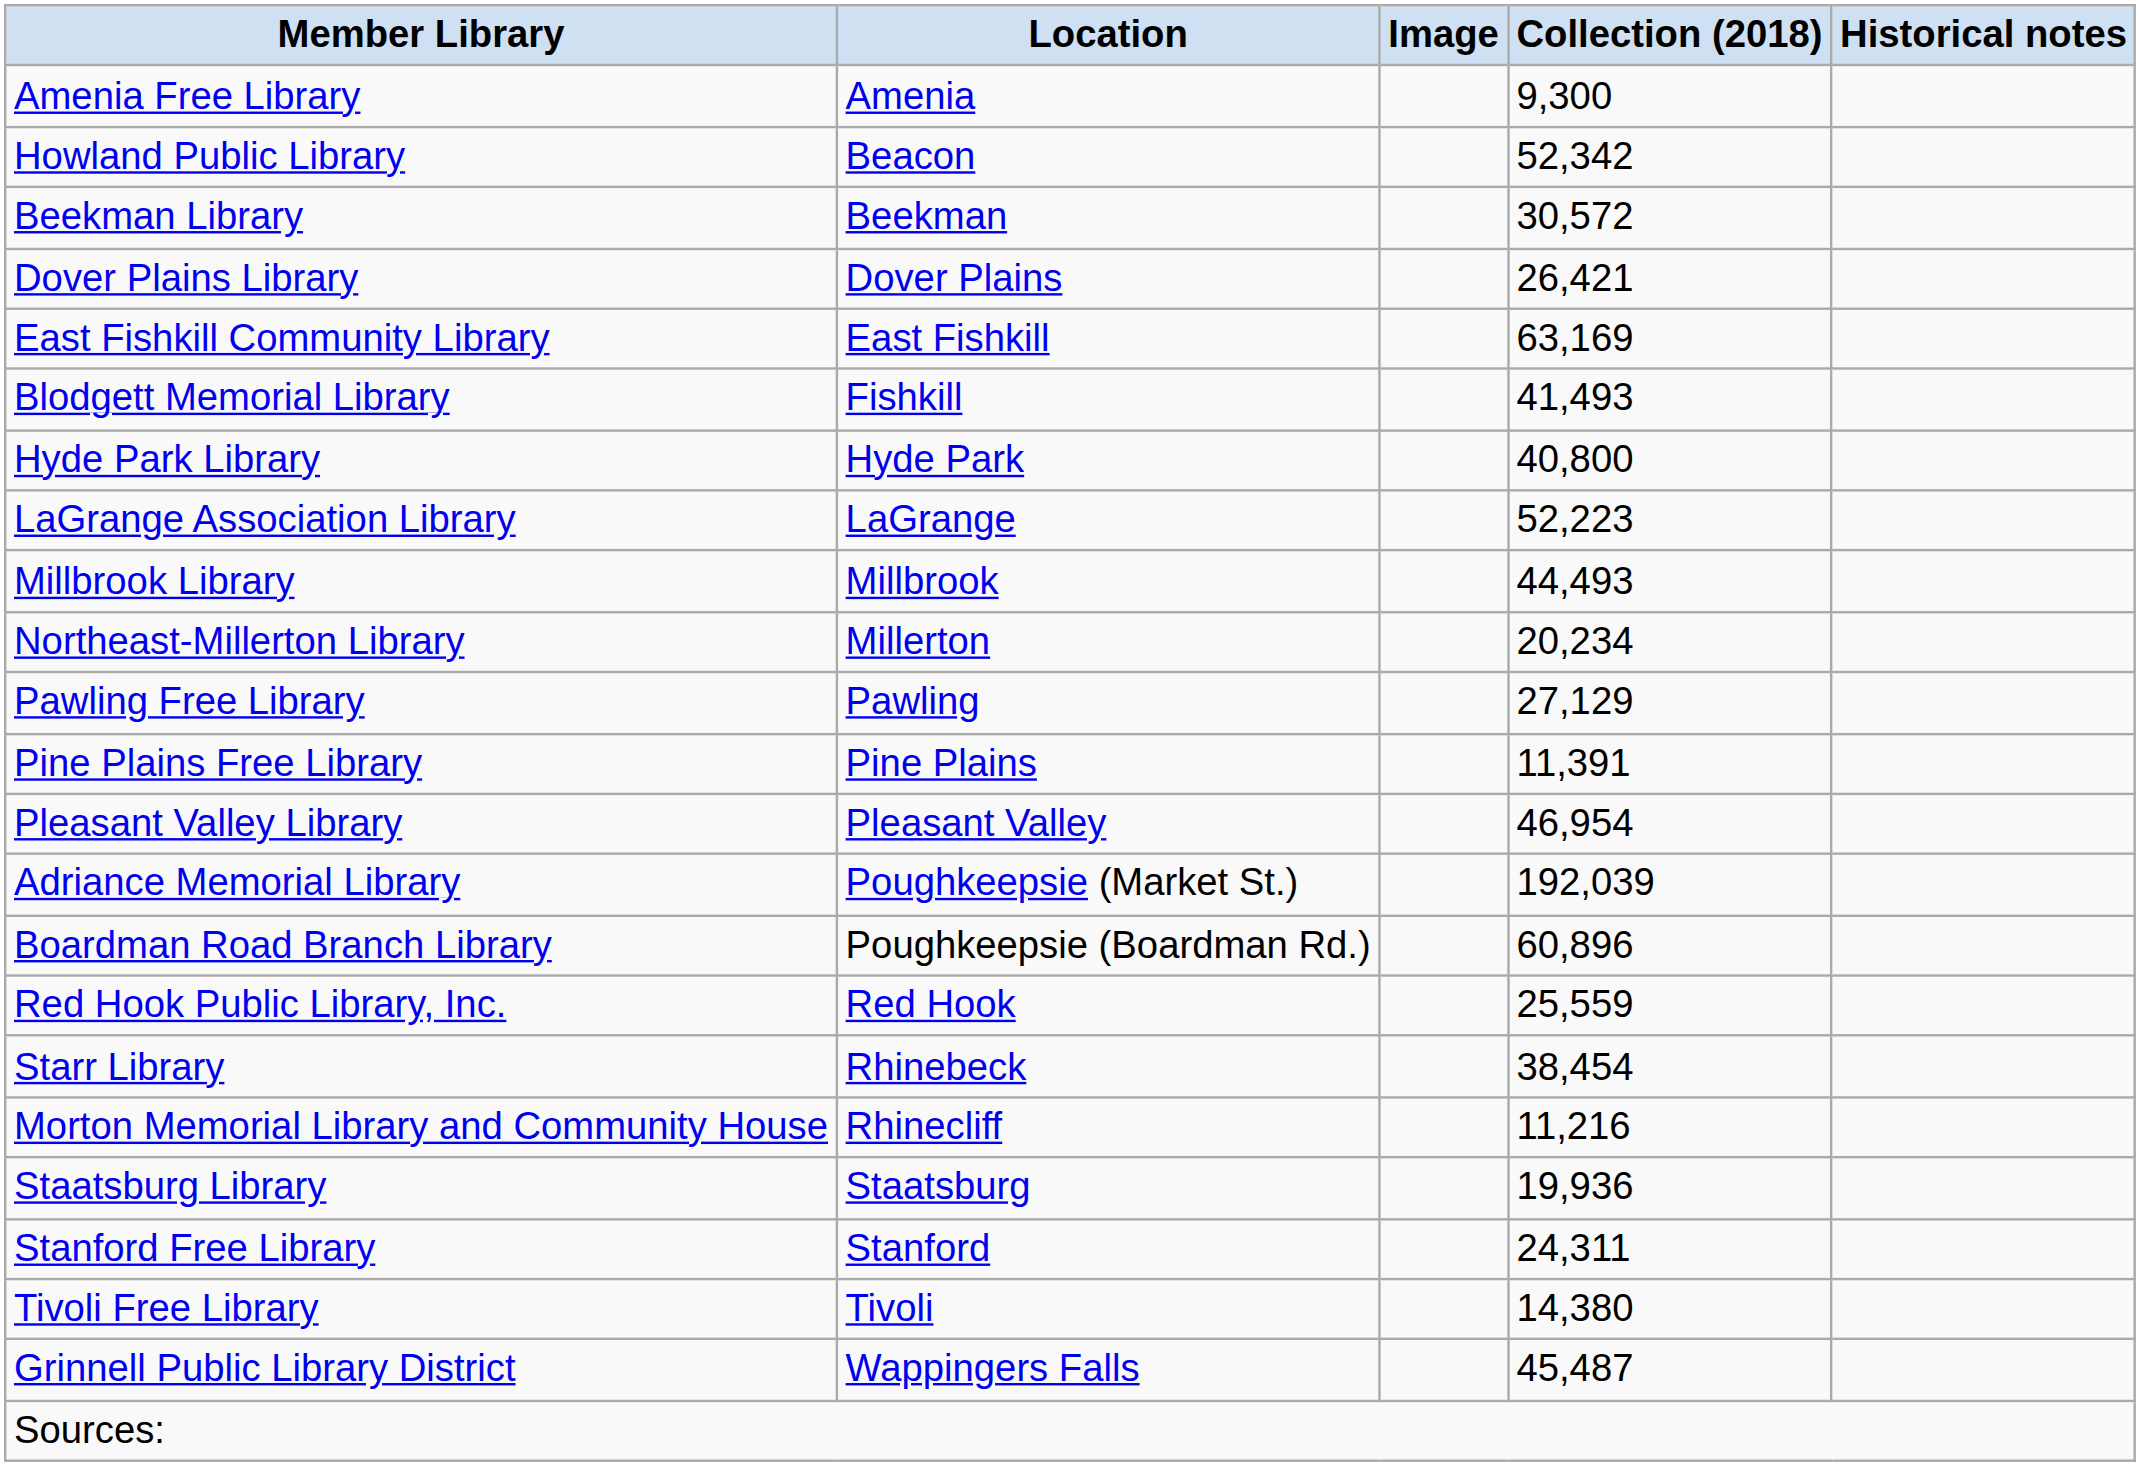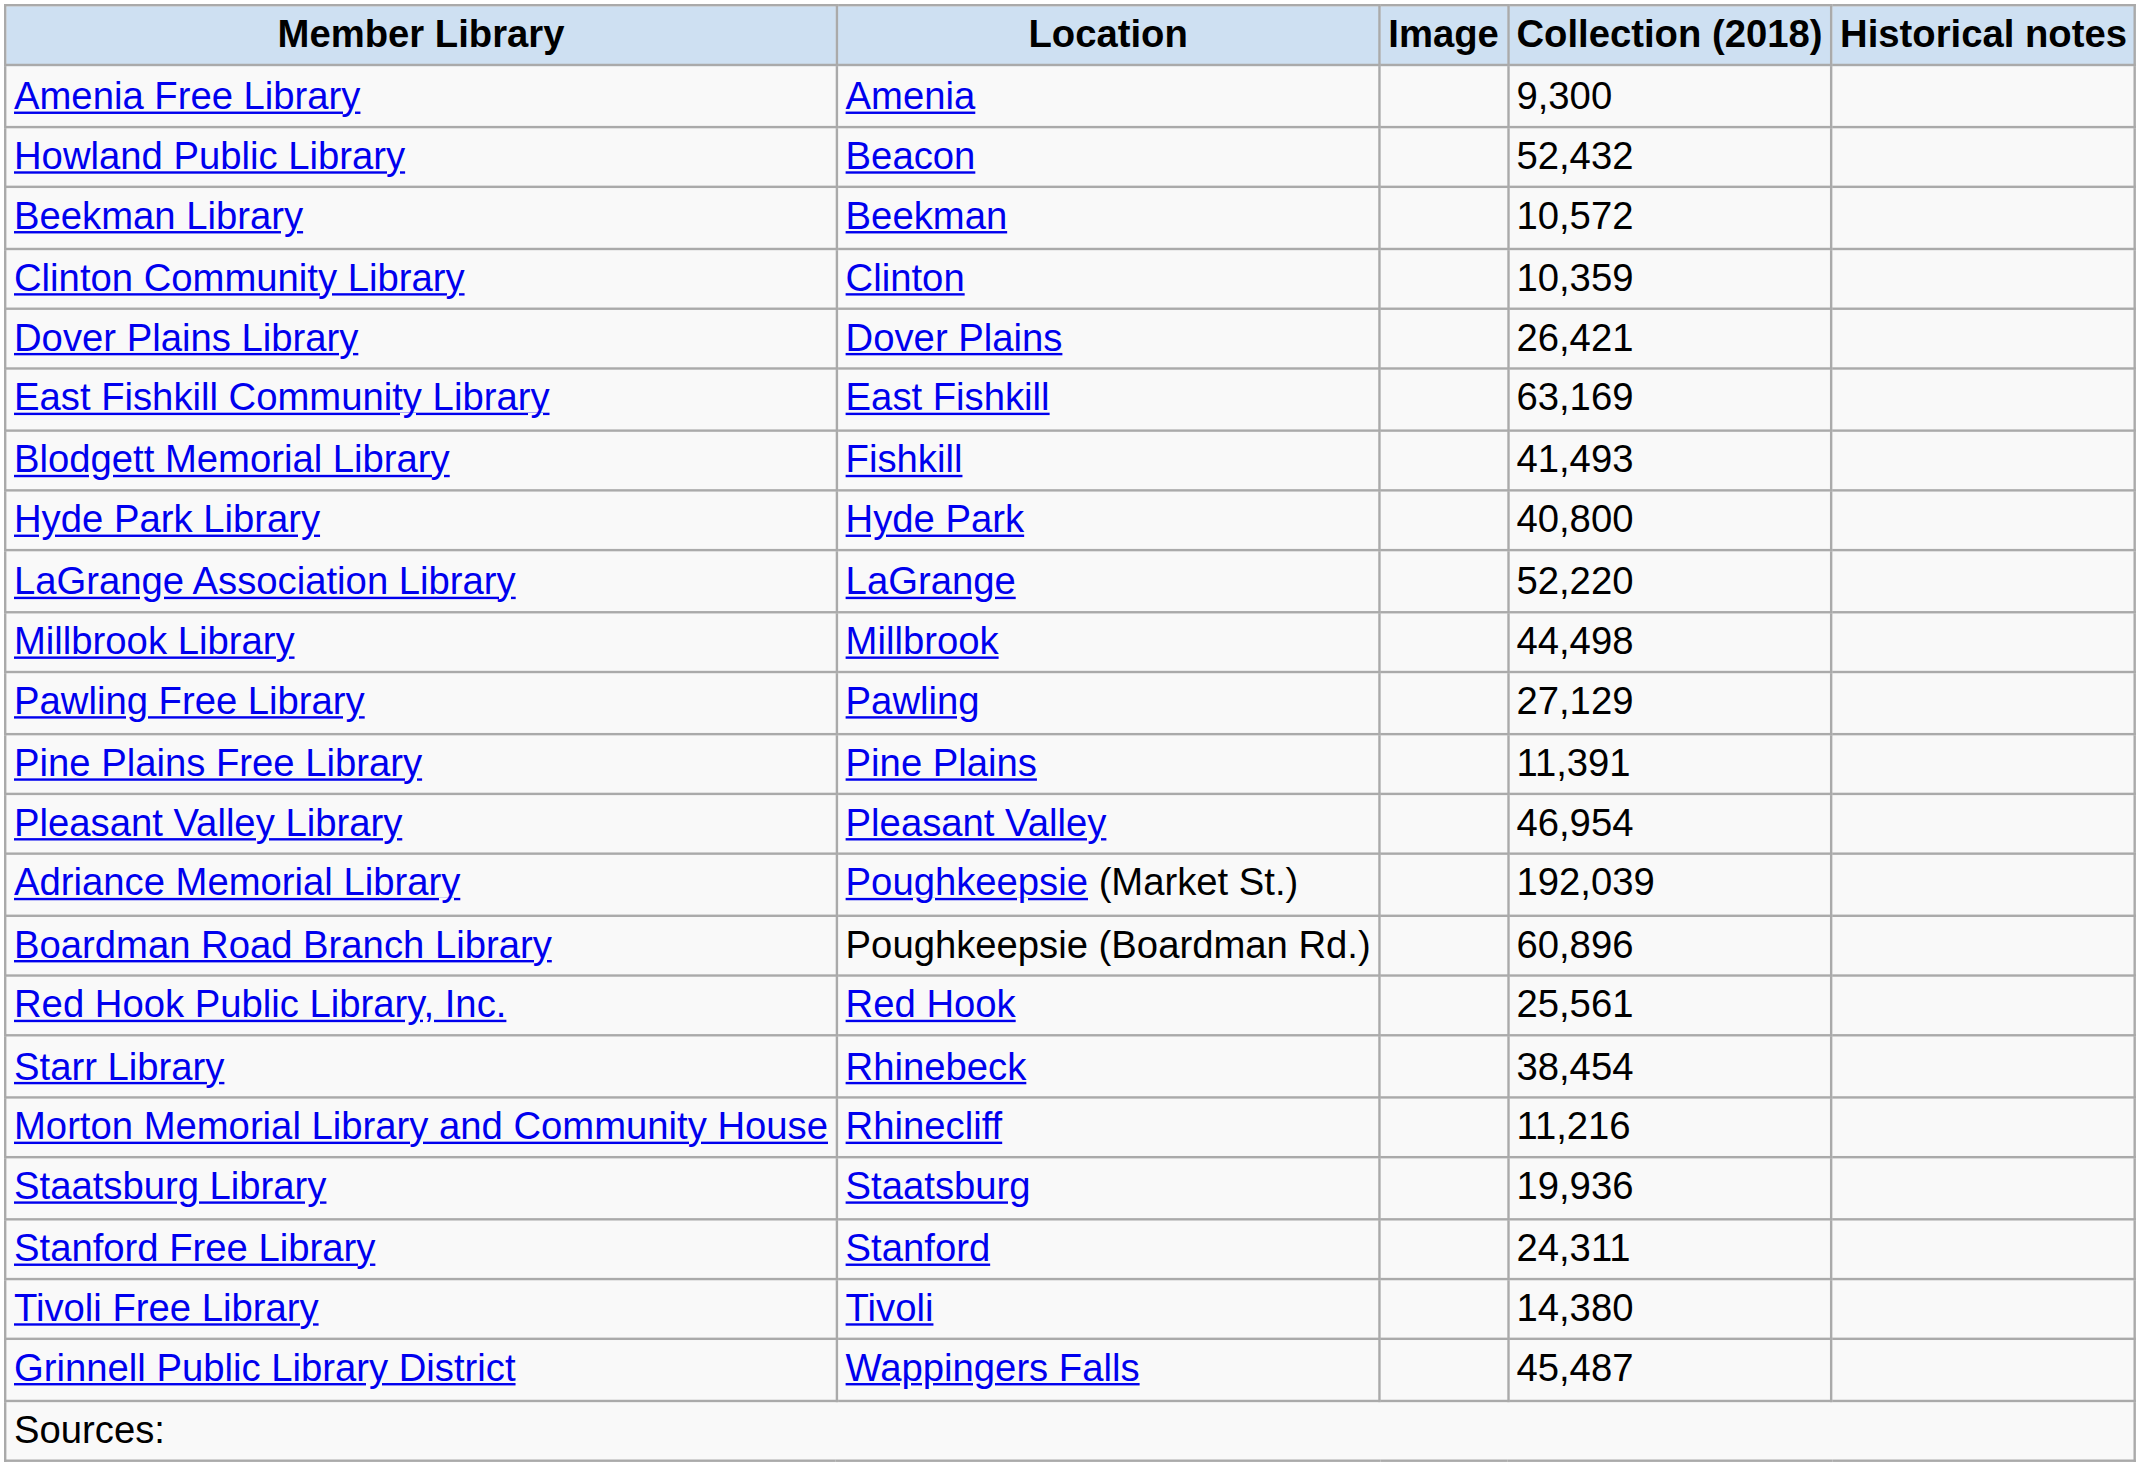(1575, 156) 52,342 -> (1575, 156) 52,432
(1575, 216) 30,572 -> (1575, 216) 10,572
+ row: (239, 277)
(1575, 519) 52,223 -> (1575, 580) 52,220
(1575, 580) 44,493 -> (1575, 641) 44,498
- row: (239, 641)
(1575, 1005) 25,559 -> (1575, 1005) 25,561
